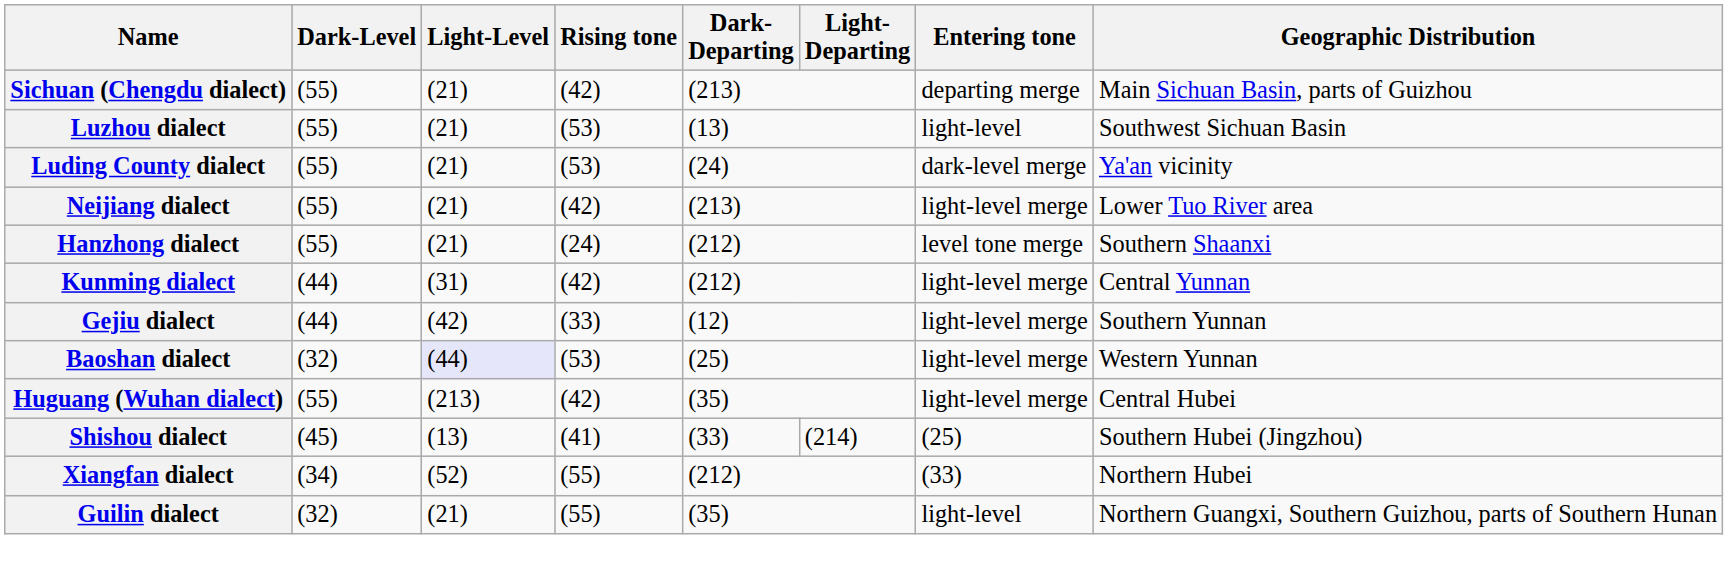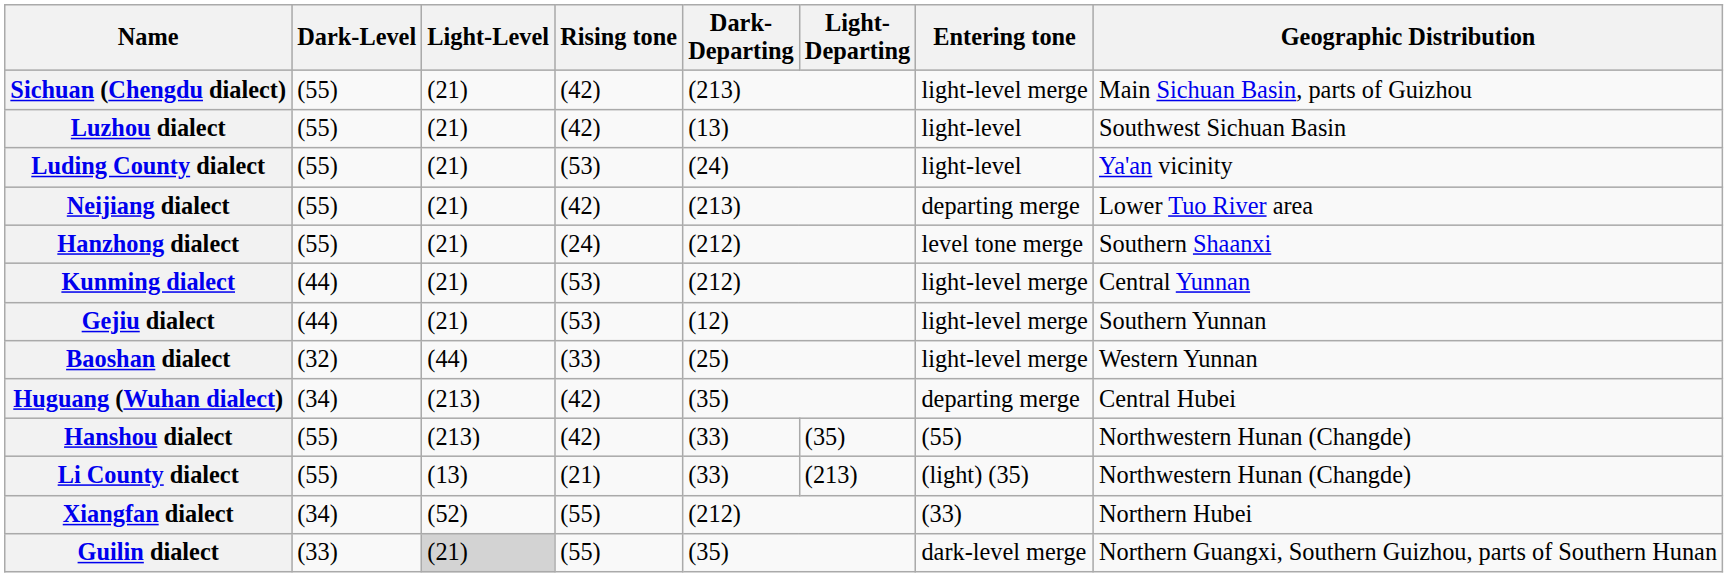(1001, 89) departing merge -> (1005, 89) light-level merge
(580, 128) (53) -> (580, 128) (42)
(1004, 166) dark-level merge -> (971, 166) light-level
(1005, 205) light-level merge -> (1001, 205) departing merge
(448, 282) (31) -> (448, 282) (21)
(580, 282) (42) -> (580, 282) (53)
(448, 321) (42) -> (448, 321) (21)
(580, 321) (33) -> (580, 321) (53)
(448, 359) lavender background -> (448, 359) no background
(580, 359) (53) -> (580, 359) (33)
(318, 398) (55) -> (318, 398) (34)
(1005, 398) light-level merge -> (1001, 398) departing merge
- row: (148, 436)
+ row: (148, 436)
+ row: (148, 475)
(318, 513) (32) -> (318, 552) (33)
(448, 513) no background -> (448, 552) lightgrey background
(971, 513) light-level -> (1004, 552) dark-level merge
